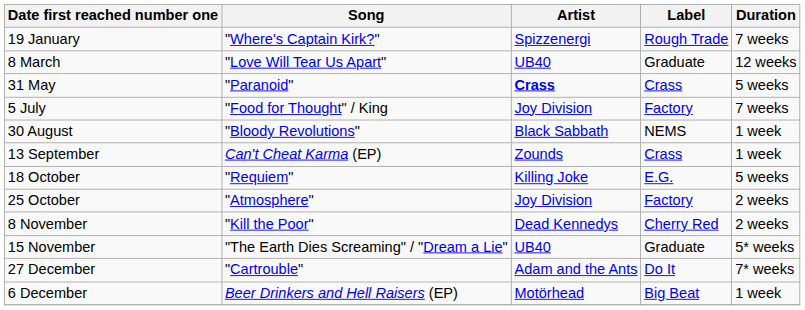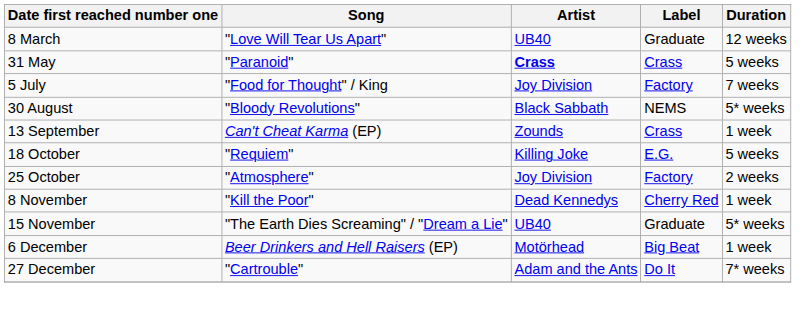- row: (44, 39)
(758, 131) 1 week -> (755, 108) 5* weeks
(762, 223) 2 weeks -> (748, 200) 1 week
rows swapped: (47, 293) <-> (52, 270)
